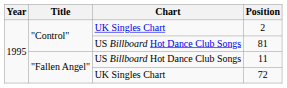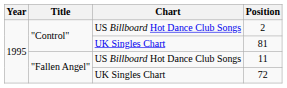(130, 28) UK Singles Chart -> (168, 28) US Billboard Hot Dance Club Songs
(168, 43) US Billboard Hot Dance Club Songs -> (130, 43) UK Singles Chart
